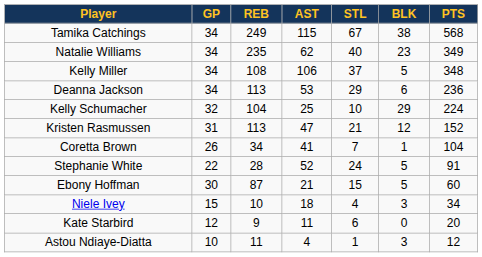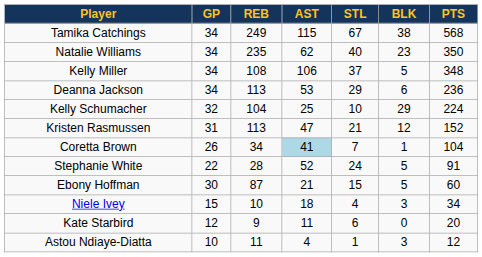(453, 52) 349 -> (453, 52) 350
(307, 147) no background -> (307, 147) lightblue background
